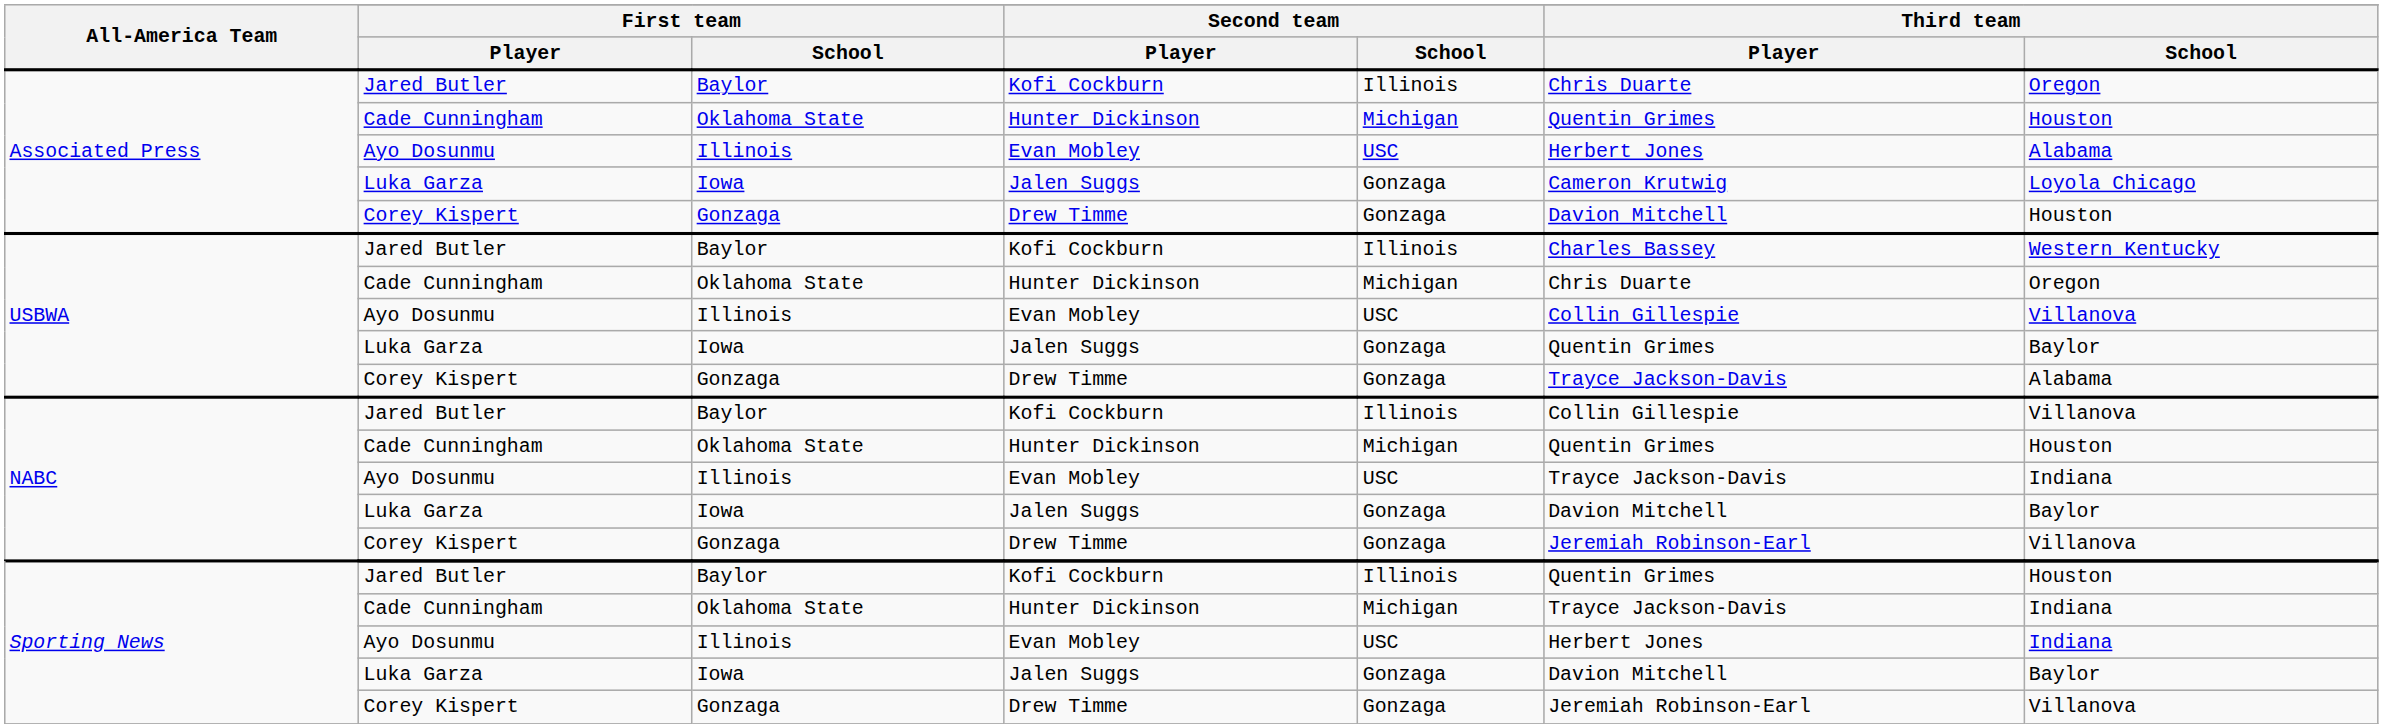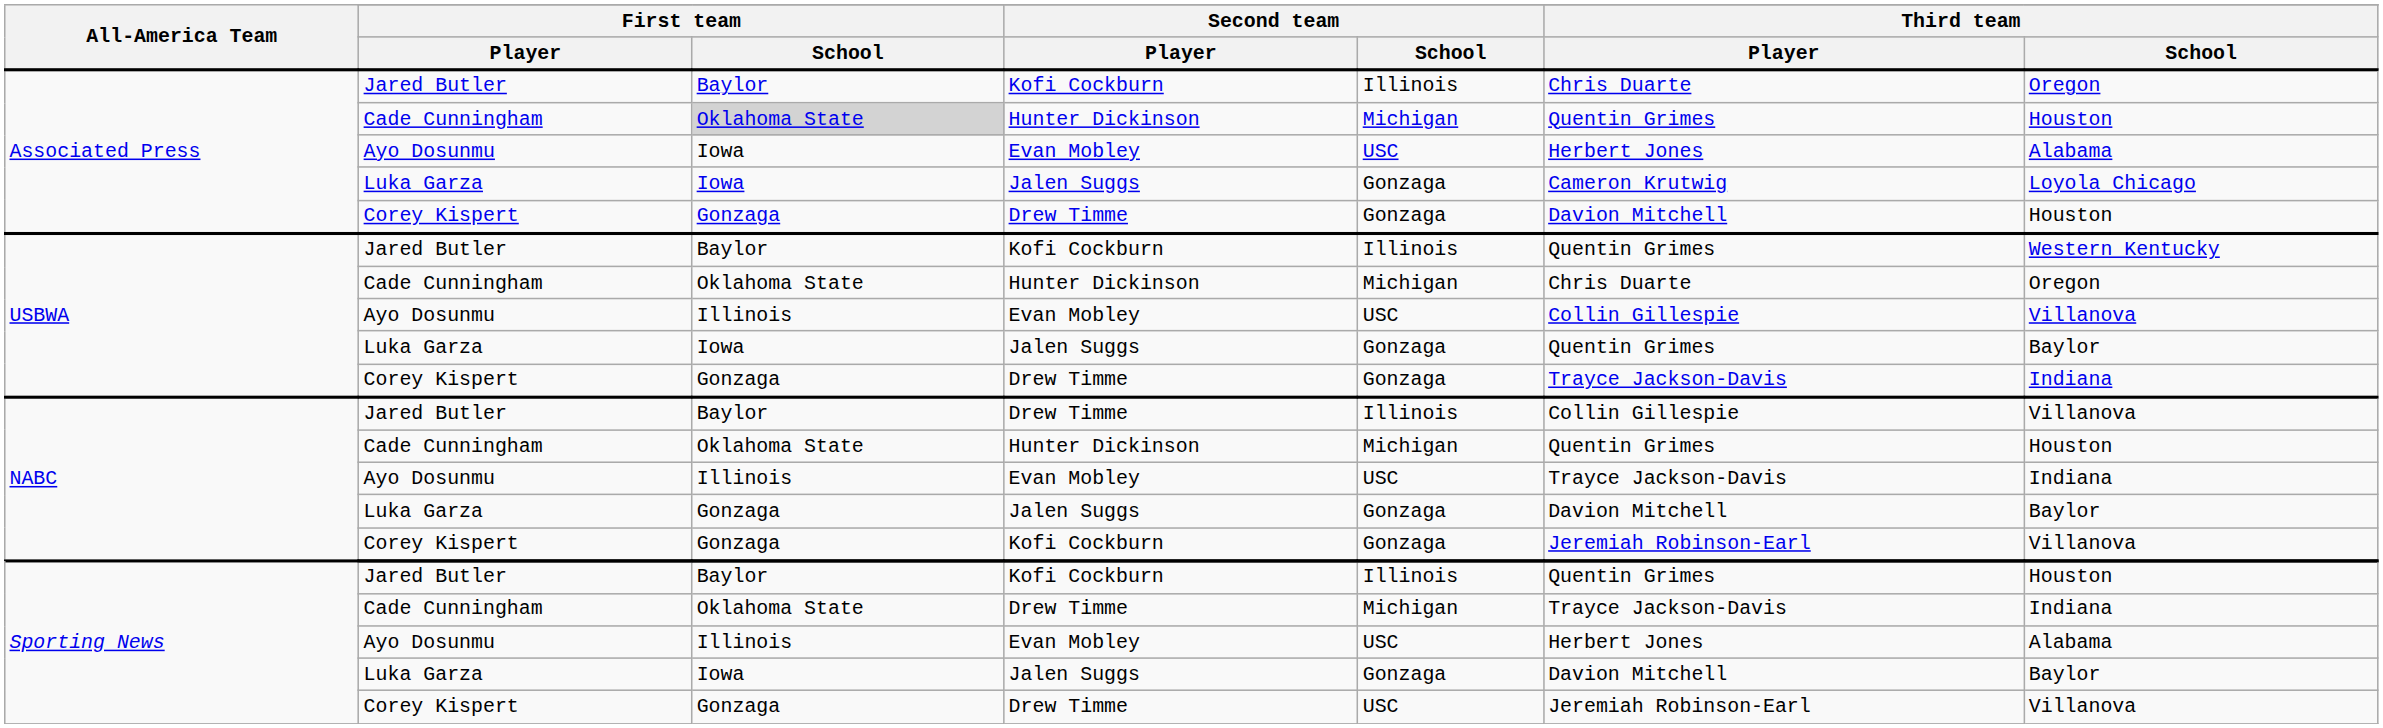(780, 119) no background -> (780, 119) lightgrey background
(744, 151) Illinois -> (721, 151) Iowa
(1632, 250) Charles Bassey -> (1632, 250) Quentin Grimes
(2071, 380) Alabama -> (2071, 380) Indiana
(1086, 414) Kofi Cockburn -> (1068, 414) Drew Timme
(721, 511) Iowa -> (738, 511) Gonzaga
(1068, 543) Drew Timme -> (1086, 543) Kofi Cockburn
(1104, 610) Hunter Dickinson -> (1068, 610) Drew Timme
(2071, 642) Indiana -> (2071, 642) Alabama
(1404, 707) Gonzaga -> (1381, 707) USC
